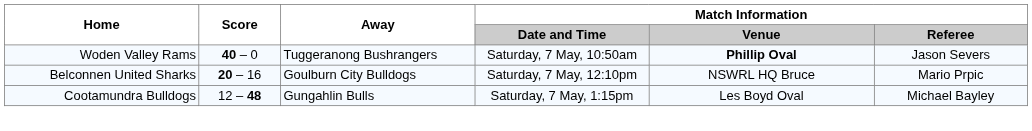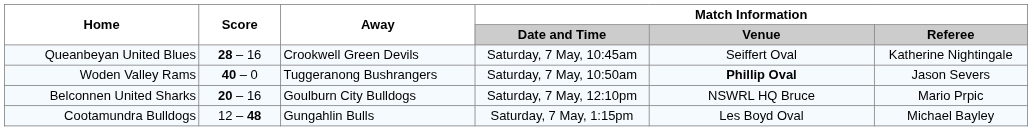+ row: (120, 55)
